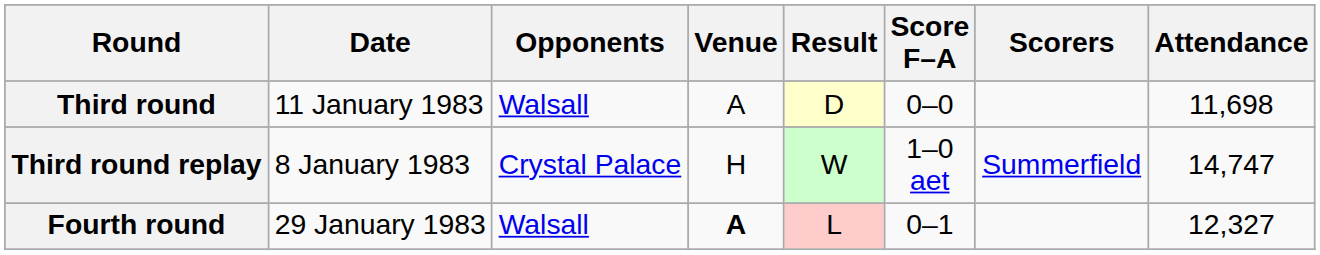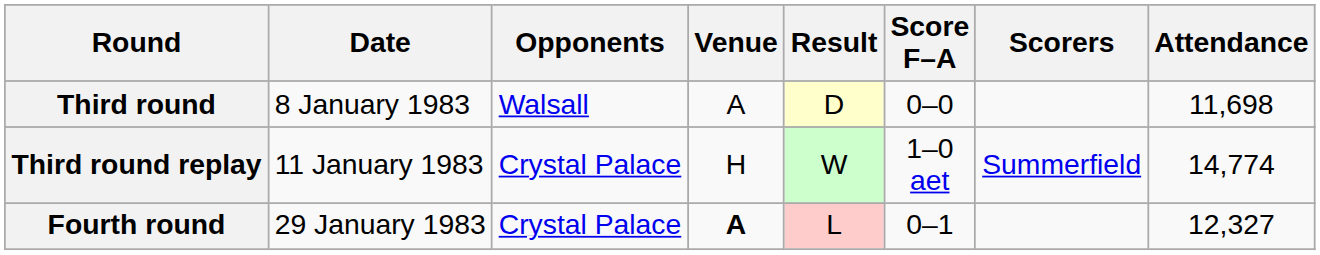(379, 103) 11 January 1983 -> (372, 103) 8 January 1983
(372, 164) 8 January 1983 -> (379, 164) 11 January 1983
(1231, 164) 14,747 -> (1231, 164) 14,774
(544, 225) Walsall -> (590, 225) Crystal Palace
